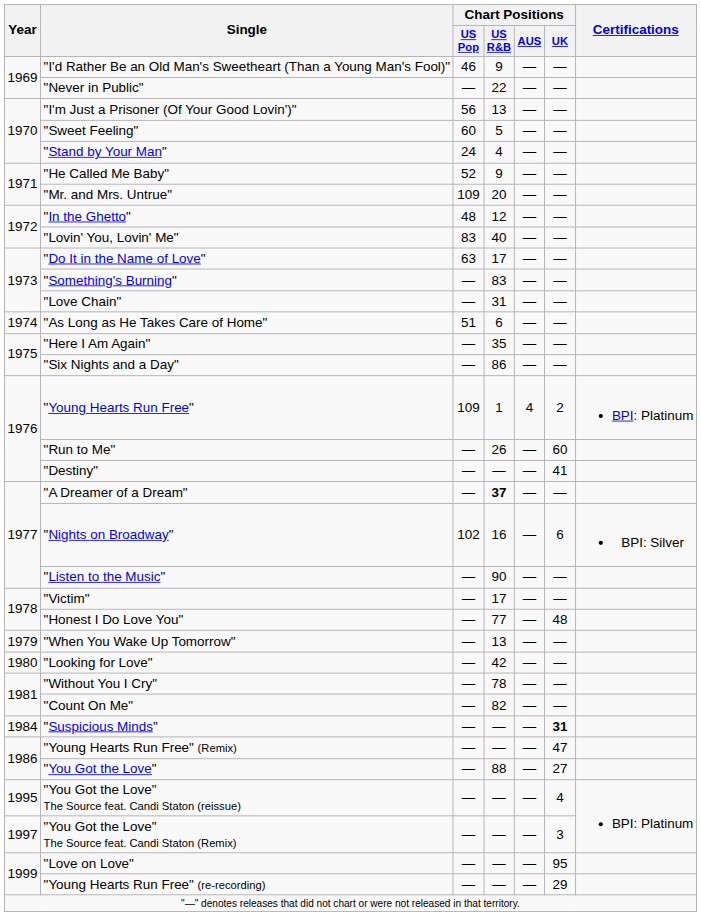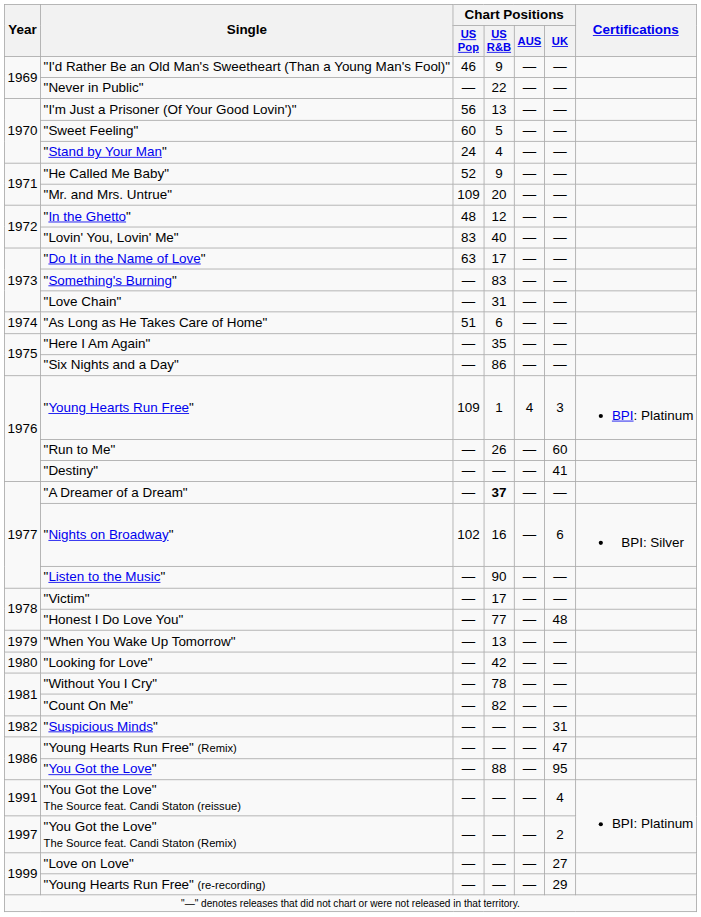(560, 407) 2 -> (560, 407) 3
(22, 726) 1984 -> (22, 726) 1982
(560, 726) bold -> (560, 726) normal
(560, 769) 27 -> (560, 769) 95
(22, 797) 1995 -> (22, 797) 1991
(560, 834) 3 -> (560, 834) 2
(560, 863) 95 -> (560, 863) 27
